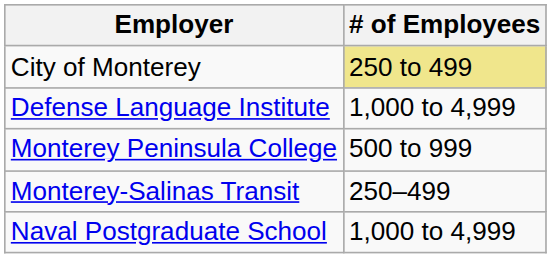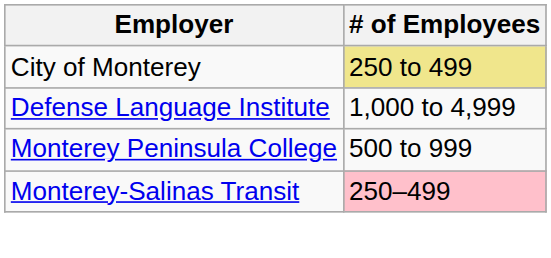(400, 190) no background -> (400, 190) pink background
- row: (169, 231)
